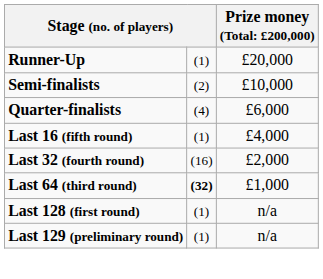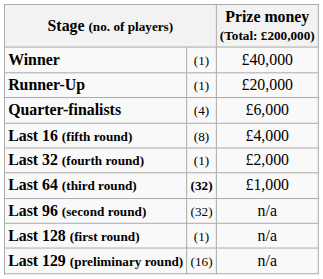+ row: (34, 60)
- row: (54, 85)
(202, 136) (1) -> (202, 136) (8)
(202, 161) (16) -> (202, 161) (1)
+ row: (77, 210)
(202, 236) (1) -> (202, 261) (16)
